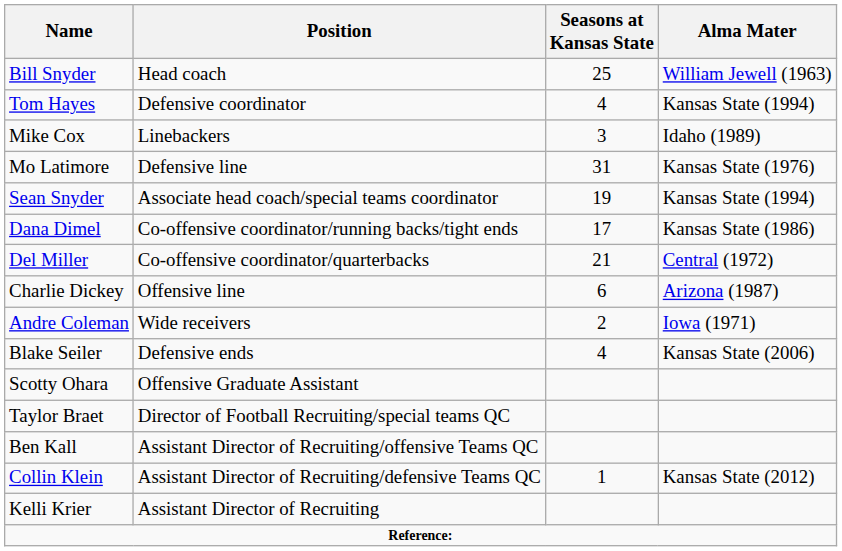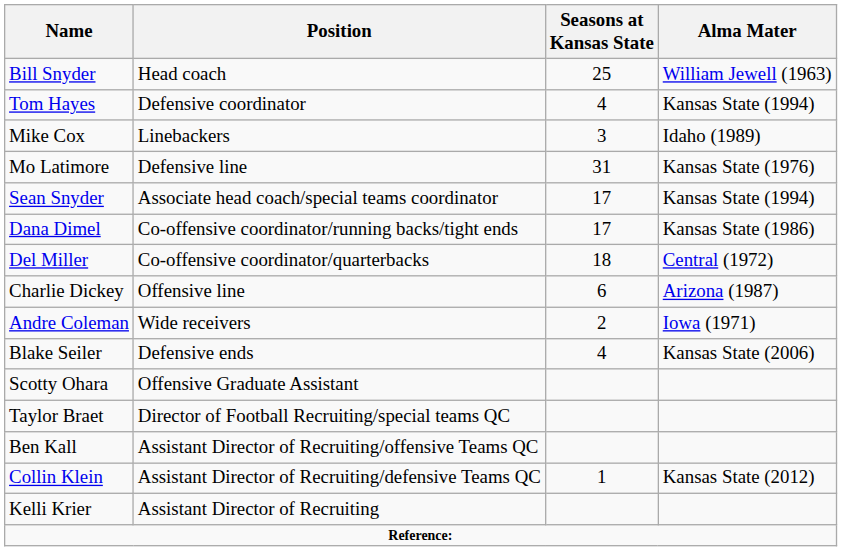(602, 198) 19 -> (602, 198) 17
(602, 260) 21 -> (602, 260) 18
